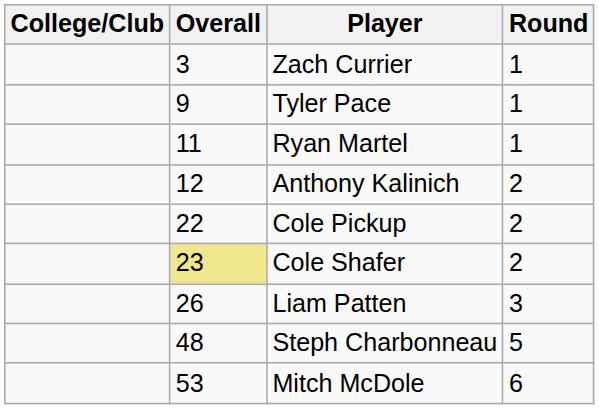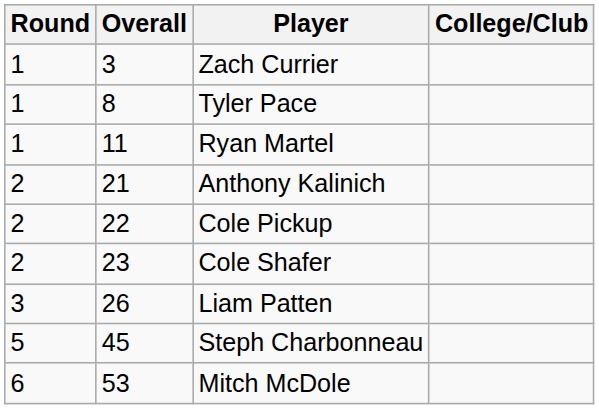columns swapped: (549, 24) <-> (87, 24)
(183, 104) 9 -> (109, 104) 8
(190, 183) 12 -> (116, 183) 21
(190, 263) khaki background -> (116, 263) no background
(190, 343) 48 -> (116, 343) 45
